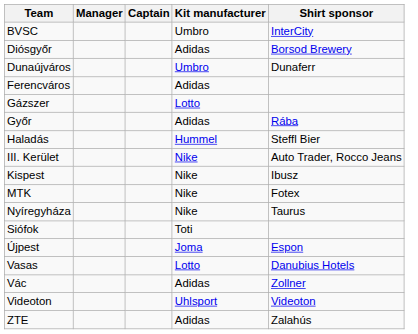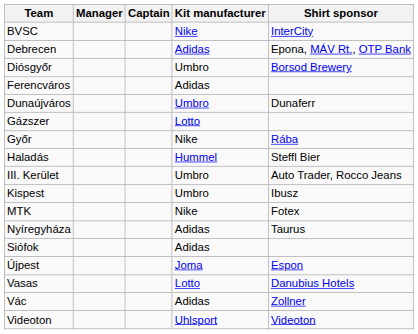(192, 31) Umbro -> (186, 31) Nike
+ row: (32, 49)
(192, 49) Adidas -> (192, 67) Umbro
rows swapped: (39, 67) <-> (39, 85)
(192, 121) Adidas -> (186, 139) Nike
(186, 157) Nike -> (192, 175) Umbro
(186, 175) Nike -> (192, 193) Umbro
(186, 211) Nike -> (192, 229) Adidas
(184, 229) Toti -> (192, 247) Adidas
- row: (18, 319)
